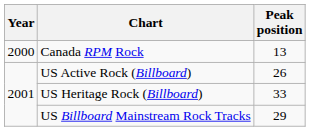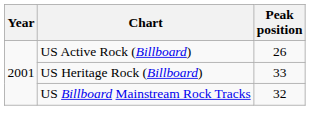- row: (92, 51)
(280, 115) 29 -> (280, 94) 32
